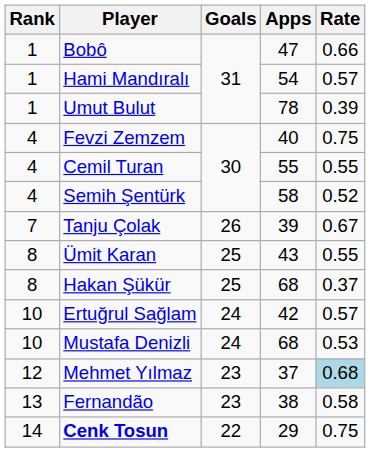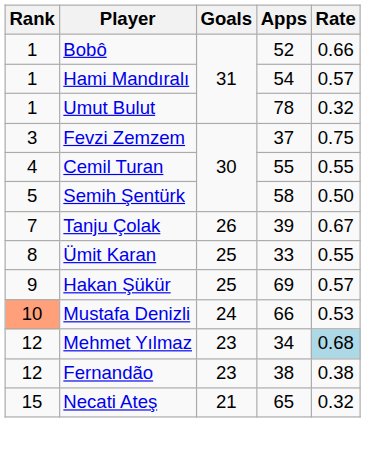(288, 49) 47 -> (284, 49) 52
(340, 108) 0.39 -> (336, 108) 0.32
(32, 137) 4 -> (32, 137) 3
(288, 137) 40 -> (284, 137) 37
(32, 196) 4 -> (32, 196) 5
(340, 196) 0.52 -> (336, 196) 0.50
(288, 255) 43 -> (284, 255) 33
(32, 284) 8 -> (32, 284) 9
(288, 284) 68 -> (284, 284) 69
(340, 284) 0.37 -> (336, 284) 0.57
- row: (130, 314)
(32, 343) no background -> (32, 314) lightsalmon background
(288, 343) 68 -> (284, 314) 66
(288, 372) 37 -> (284, 343) 34
(32, 402) 13 -> (32, 372) 12
(340, 402) 0.58 -> (336, 372) 0.38
- row: (116, 431)
+ row: (110, 402)
